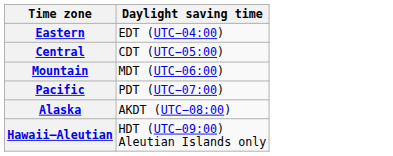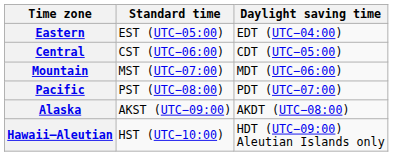+ column: (175, 14)
